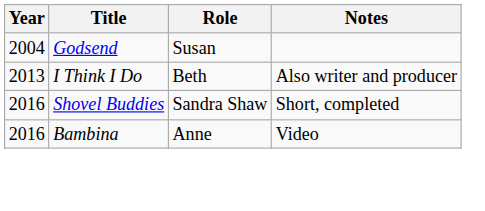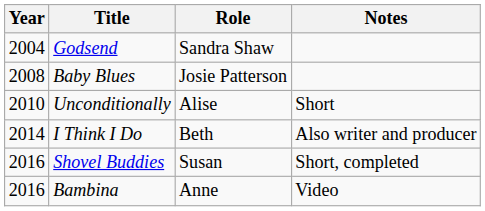(194, 47) Susan -> (227, 47) Sandra Shaw
+ row: (94, 76)
+ row: (112, 104)
(27, 76) 2013 -> (27, 133) 2014
(220, 104) Sandra Shaw -> (201, 162) Susan
